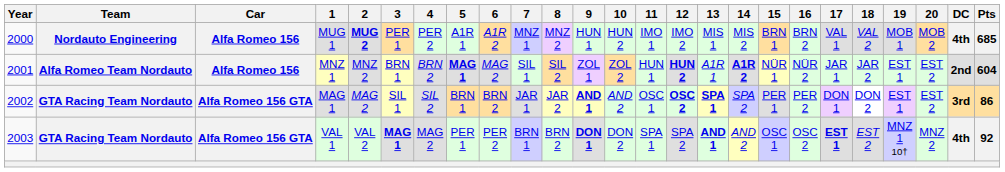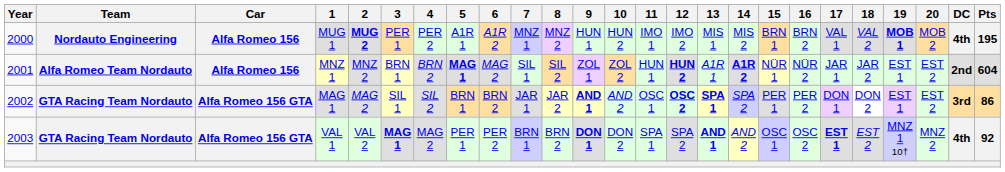(900, 38) normal -> (900, 38) bold
(987, 38) 685 -> (987, 38) 195
